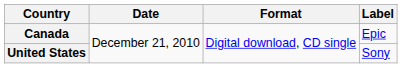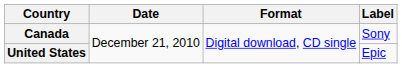(374, 33) Epic -> (376, 33) Sony
(376, 53) Sony -> (374, 53) Epic
